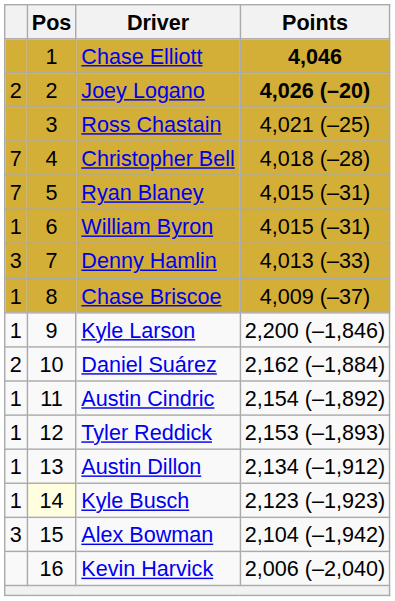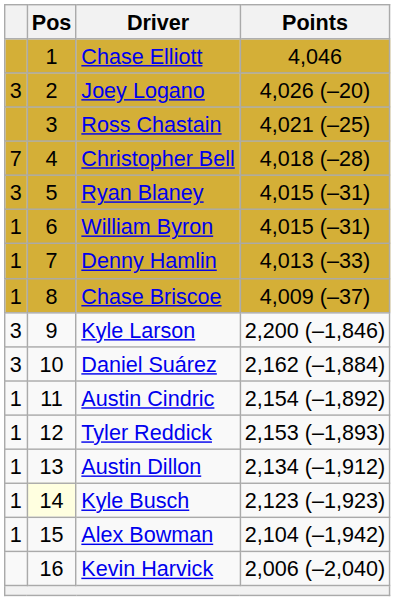(315, 56) bold -> (315, 56) normal
(16, 90) 2 -> (16, 90) 3
(315, 90) bold -> (315, 90) normal
(16, 193) 7 -> (16, 193) 3
(16, 261) 3 -> (16, 261) 1
(16, 330) 1 -> (16, 330) 3
(16, 364) 2 -> (16, 364) 3
(16, 535) 3 -> (16, 535) 1
